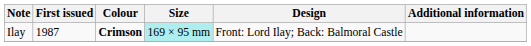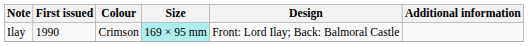(47, 32) 1987 -> (47, 32) 1990
(120, 32) bold -> (119, 32) normal
